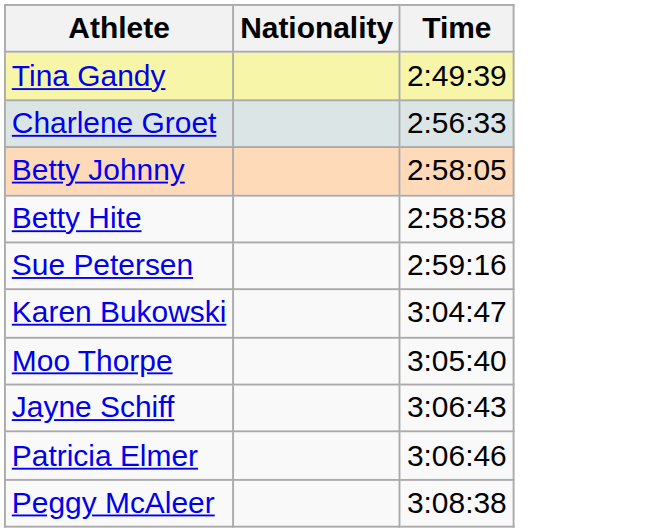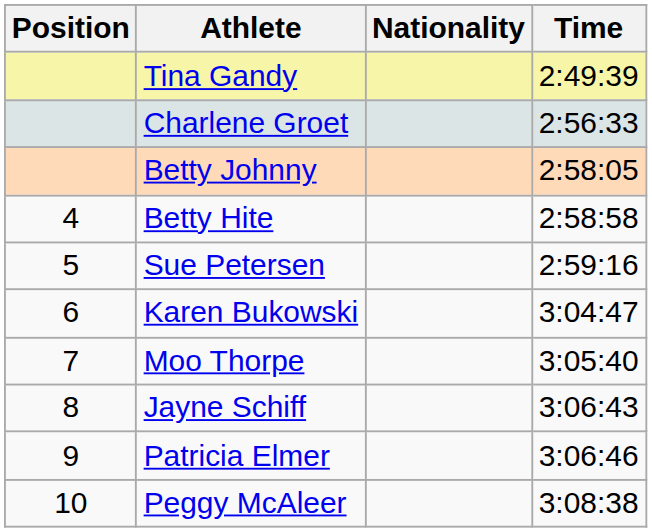+ column: (71, 28)
